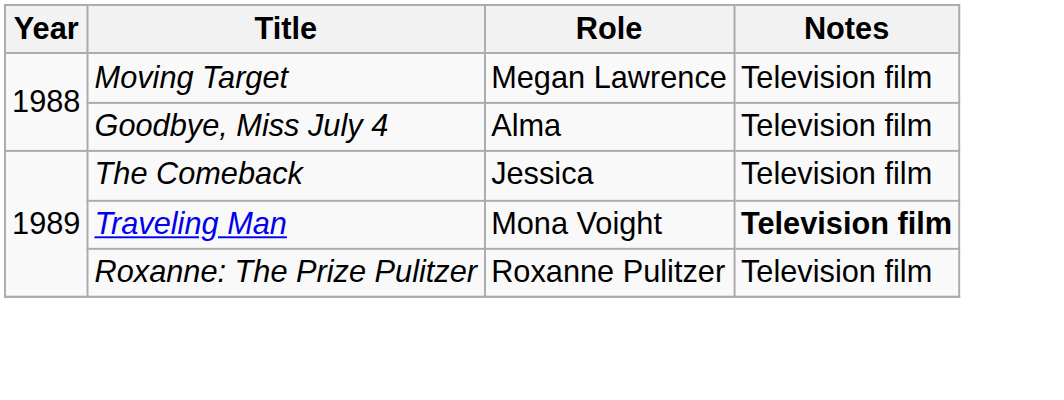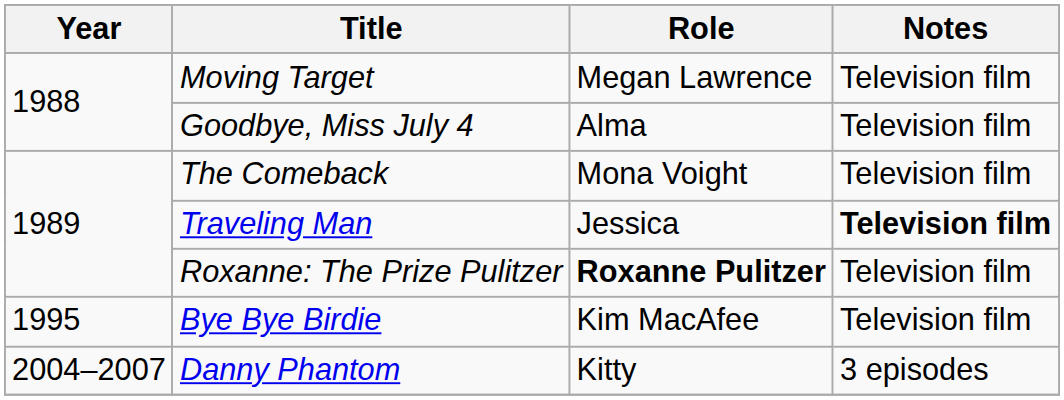(542, 175) Jessica -> (662, 175) Mona Voight
(577, 223) Mona Voight -> (628, 223) Jessica
(608, 272) normal -> (701, 272) bold
+ row: (281, 321)
+ row: (290, 369)
